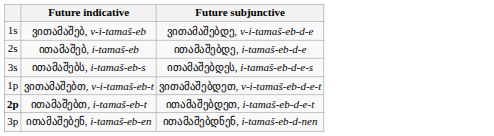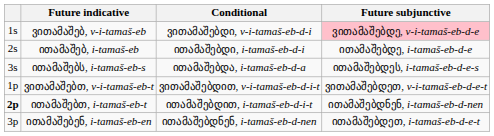+ column: (239, 13)
(240, 31) no background -> (406, 31) pink background
(240, 104) ითამაშებდეთ, i-tamaš-eb-d-e-t -> (406, 104) ითამაშებდნენ, i-tamaš-eb-d-nen
(240, 122) ითამაშებდნენ, i-tamaš-eb-d-nen -> (406, 122) ითამაშებდეთ, i-tamaš-eb-d-e-t
